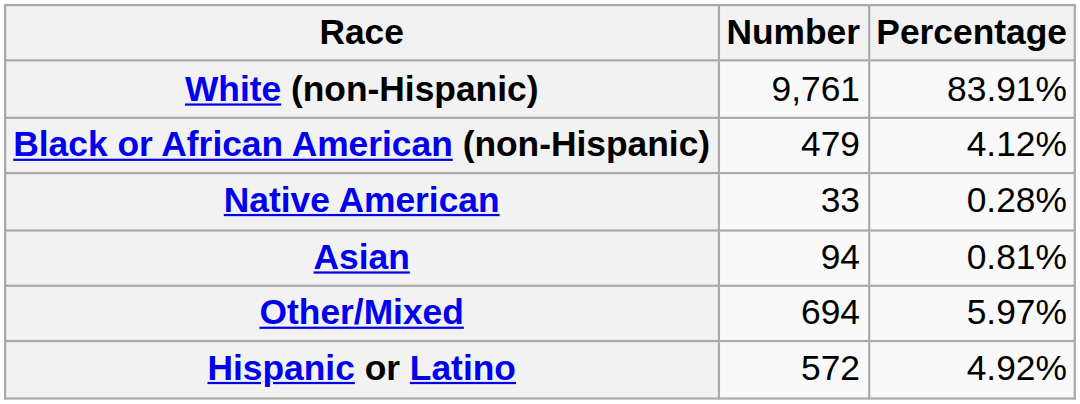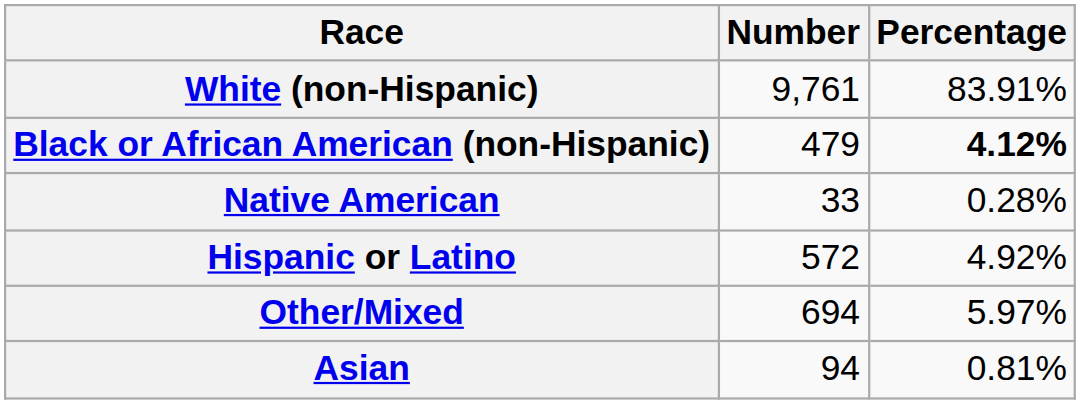(1017, 144) normal -> (1017, 144) bold
rows swapped: (362, 256) <-> (362, 369)
